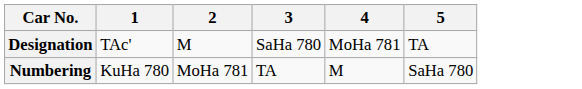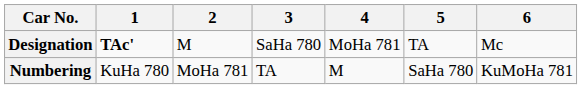+ column: (527, 17)
(116, 44) normal -> (117, 44) bold
